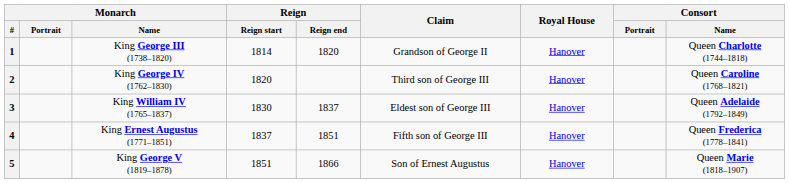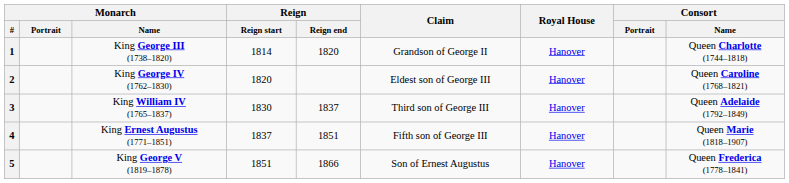(440, 79) Third son of George III -> (440, 79) Eldest son of George III
(440, 107) Eldest son of George III -> (440, 107) Third son of George III
(725, 136) Queen Frederica (1778–1841) -> (725, 136) Queen Marie (1818–1907)
(725, 164) Queen Marie (1818–1907) -> (725, 164) Queen Frederica (1778–1841)
